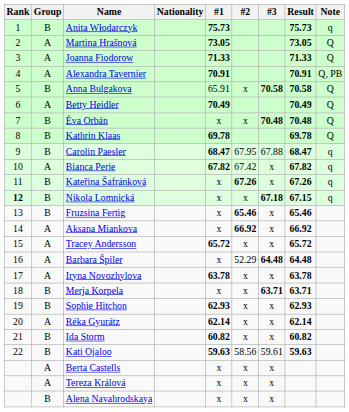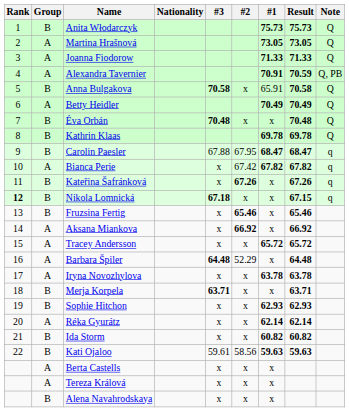columns swapped: (219, 12) <-> (272, 12)
(330, 27) q -> (330, 27) Q
(301, 74) 70.91 -> (301, 74) 70.59
